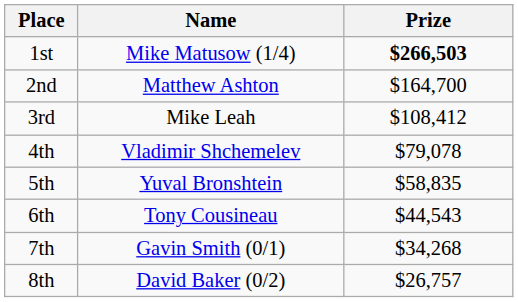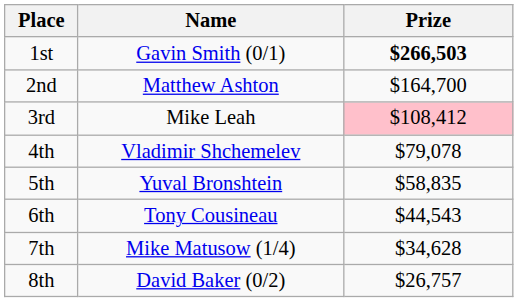(211, 53) Mike Matusow (1/4) -> (211, 53) Gavin Smith (0/1)
(428, 118) no background -> (428, 118) pink background
(211, 248) Gavin Smith (0/1) -> (211, 248) Mike Matusow (1/4)
(428, 248) $34,268 -> (428, 248) $34,628
